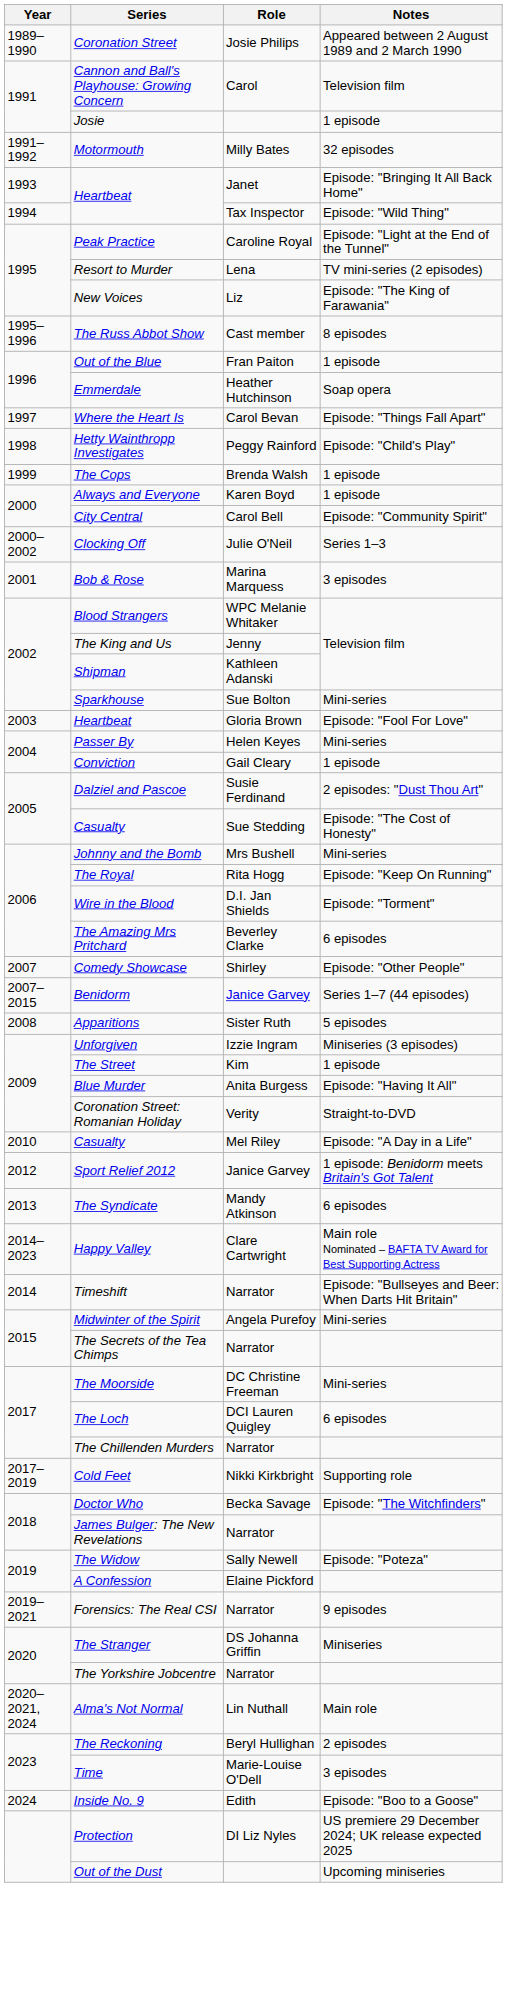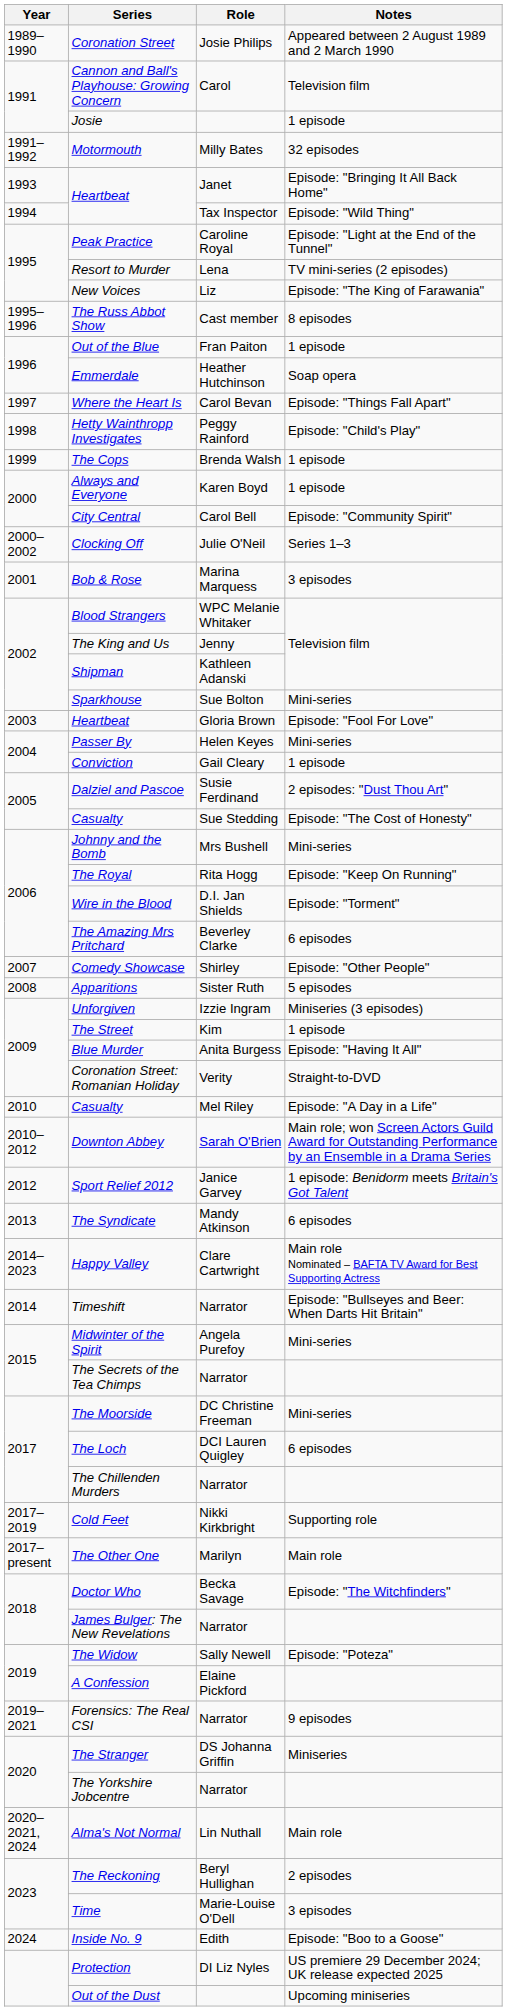- row: (102, 995)
+ row: (118, 1142)
+ row: (115, 1555)
